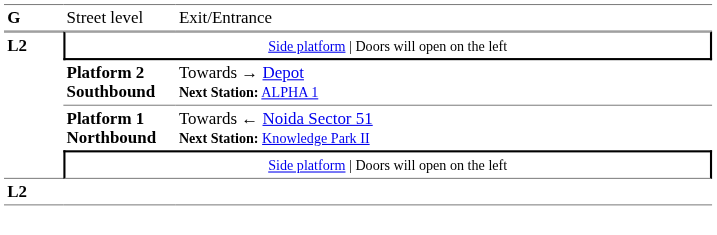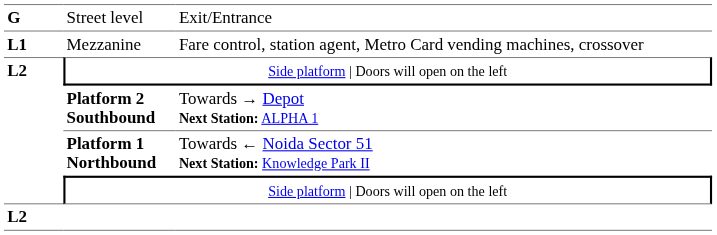+ row: (104, 44)
